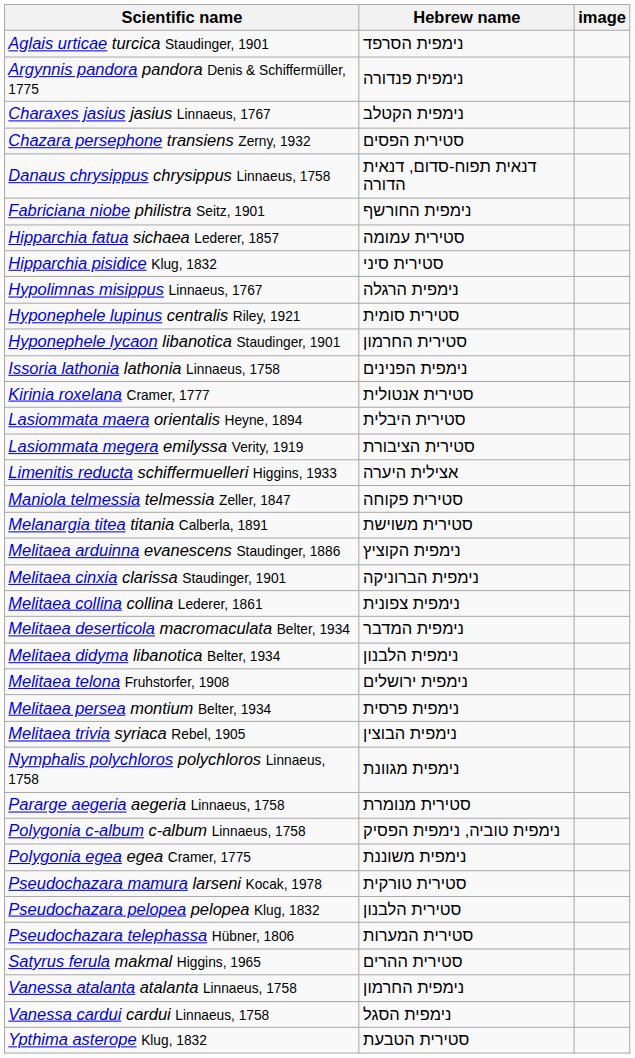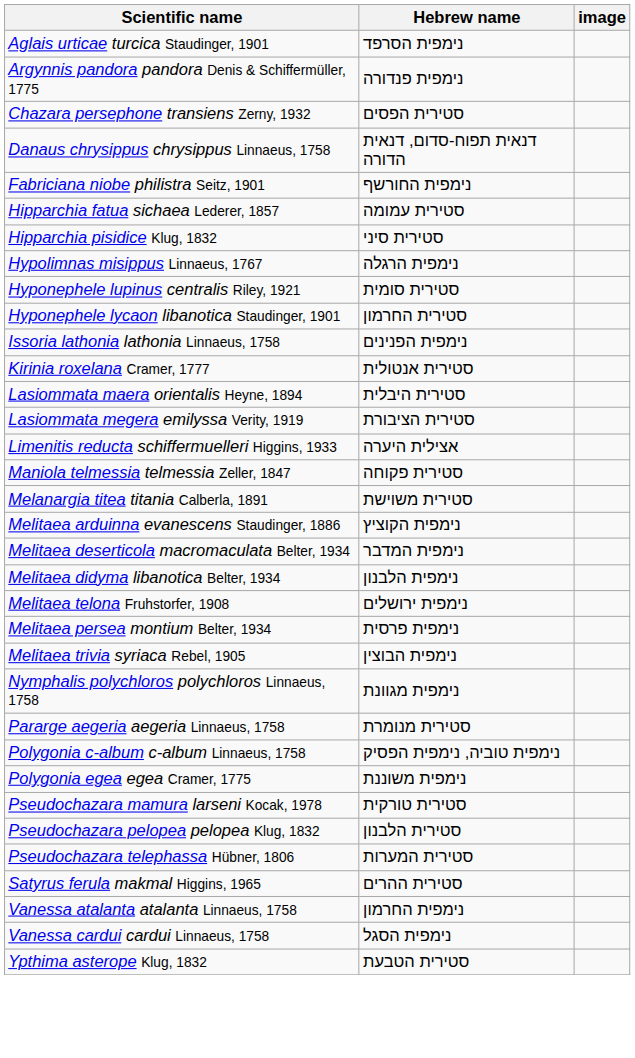- row: (140, 114)
- row: (147, 577)
- row: (135, 603)
